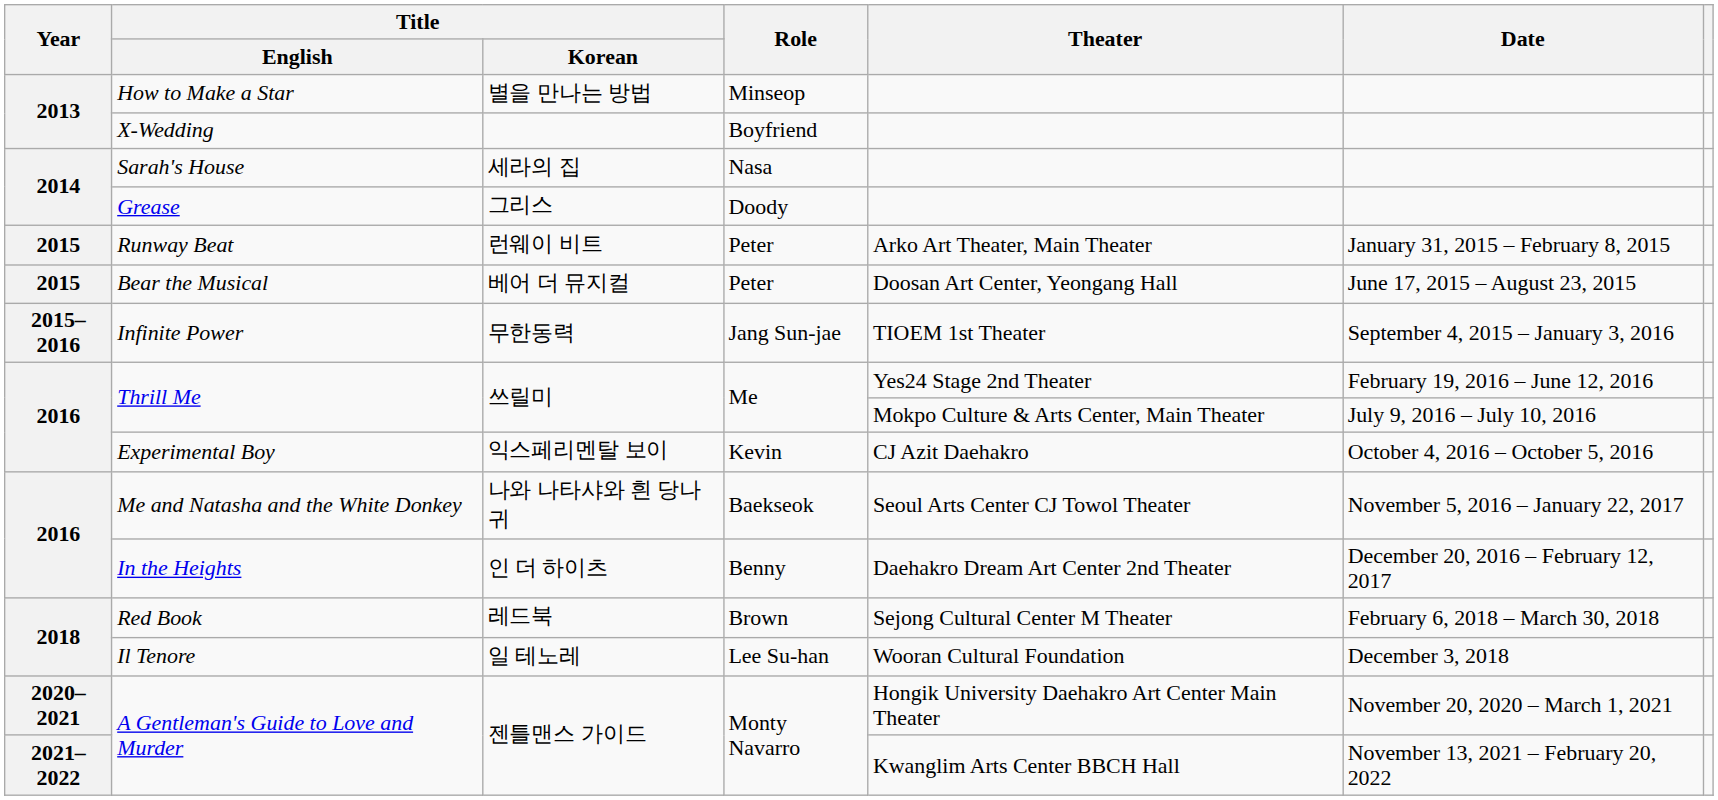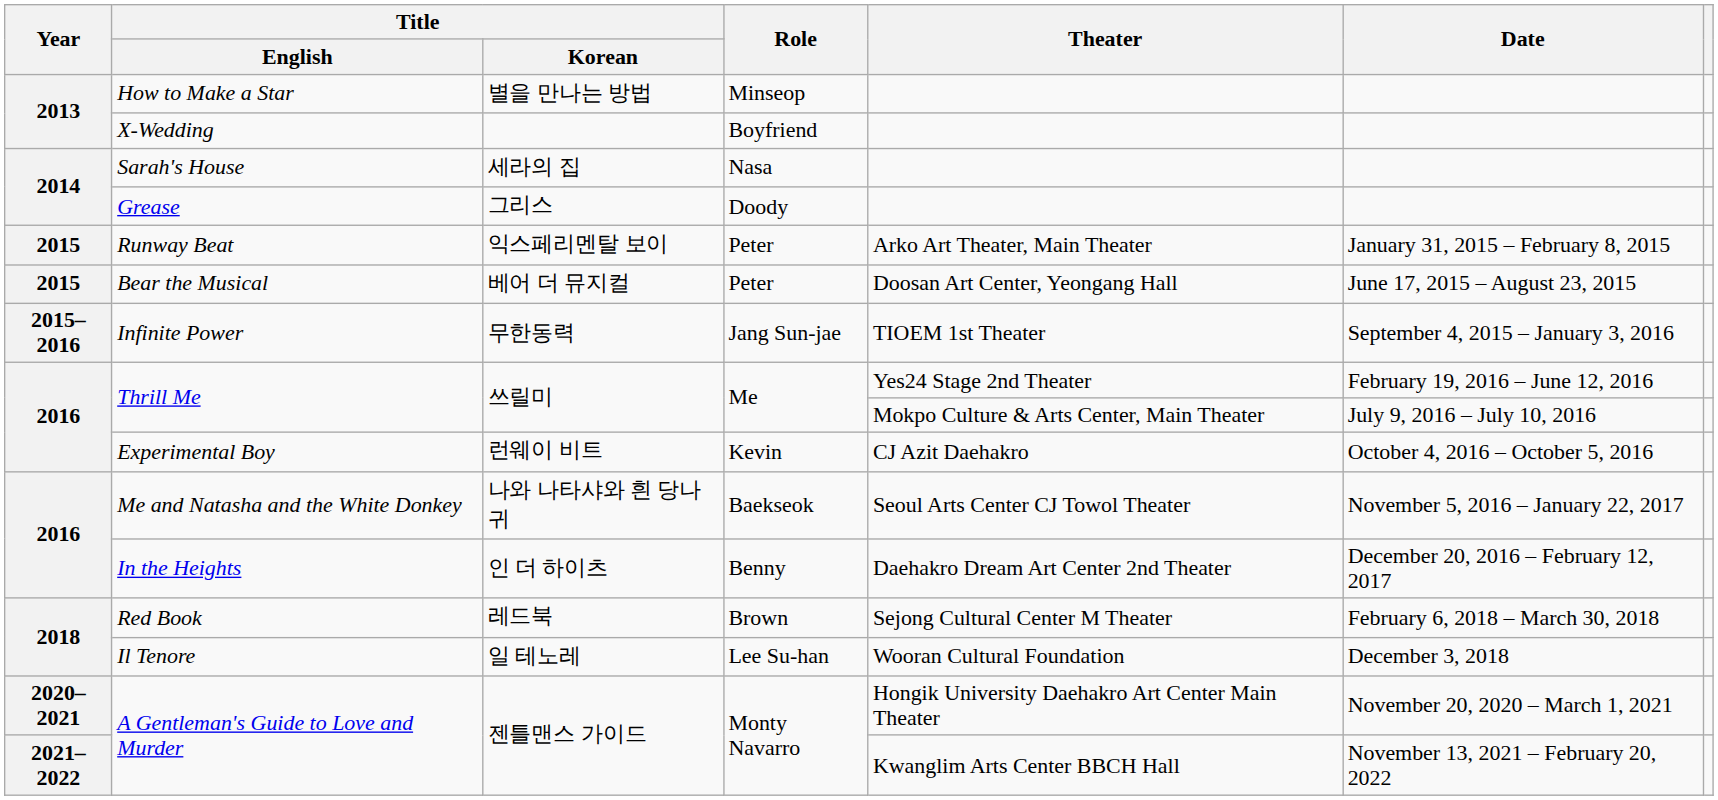(545, 244) 런웨이 비트 -> (578, 244) 익스페리멘탈 보이
(578, 450) 익스페리멘탈 보이 -> (545, 450) 런웨이 비트
